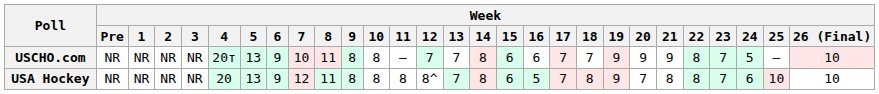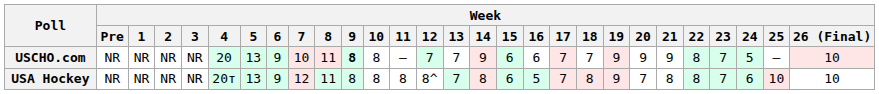(224, 57) 20т -> (224, 57) 20
(352, 57) normal -> (352, 57) bold
(483, 57) 8 -> (483, 57) 9
(224, 79) 20 -> (224, 79) 20т
